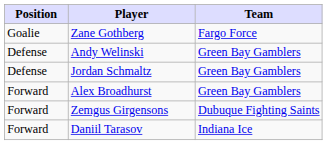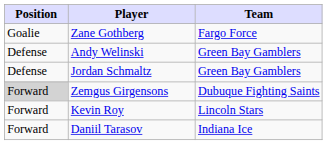- row: (111, 91)
(28, 110) no background -> (28, 91) lightgrey background
+ row: (97, 110)
